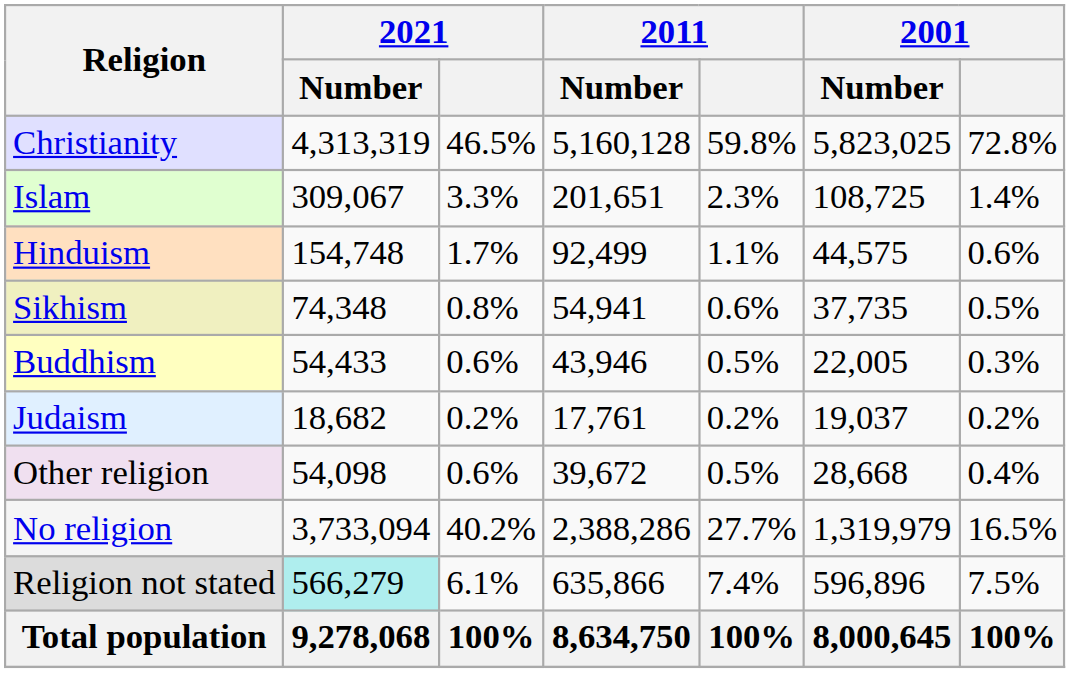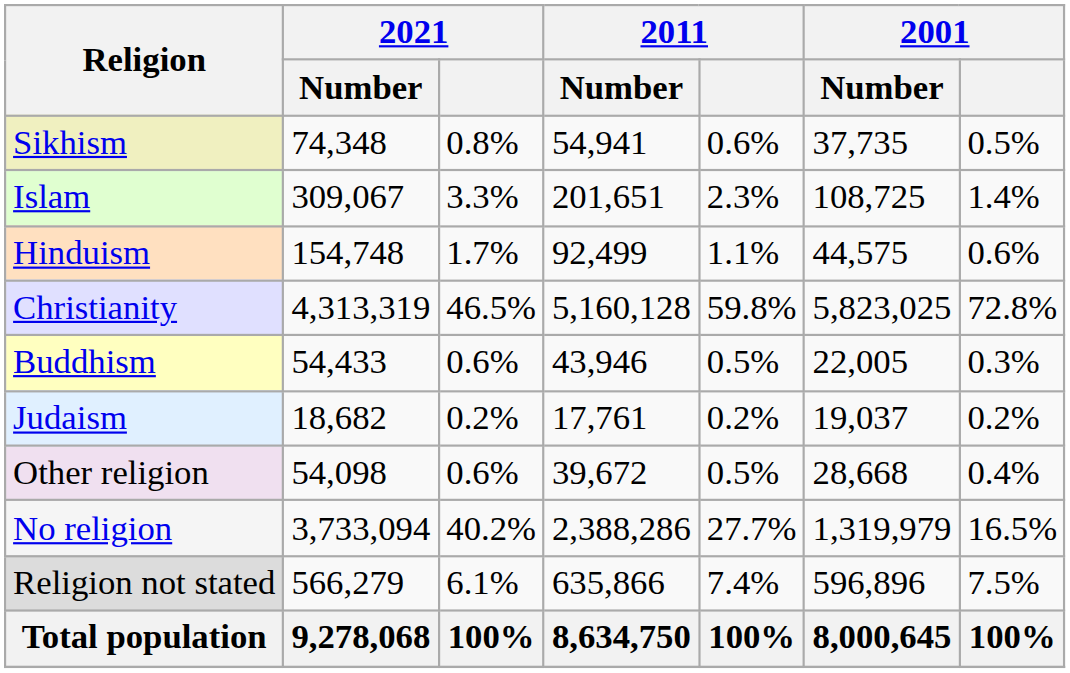rows swapped: (95, 142) <-> (70, 307)
(348, 582) paleturquoise background -> (348, 582) no background
